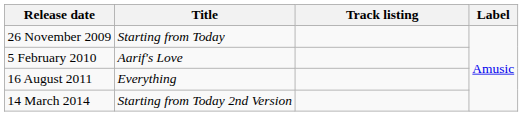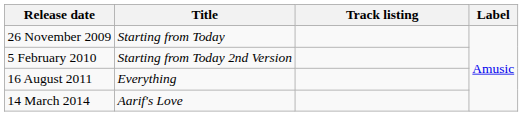(150, 57) Aarif's Love -> (205, 57) Starting from Today 2nd Version
(205, 100) Starting from Today 2nd Version -> (150, 100) Aarif's Love
